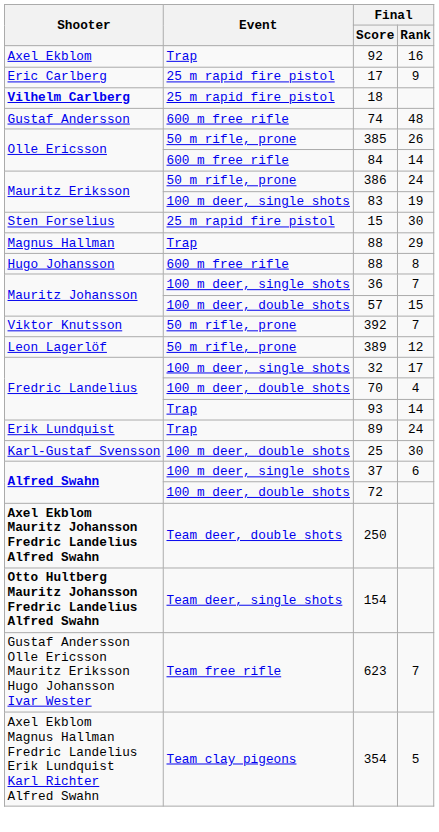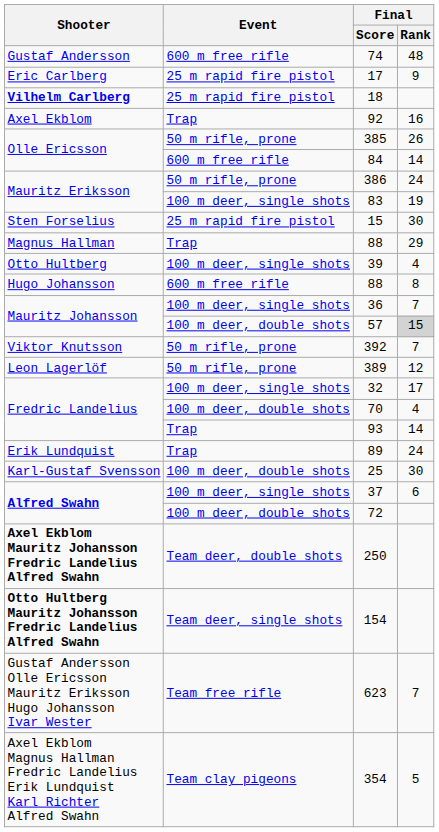rows swapped: (69, 119) <-> (50, 56)
+ row: (57, 264)
(416, 306) no background -> (416, 326) lightgrey background
